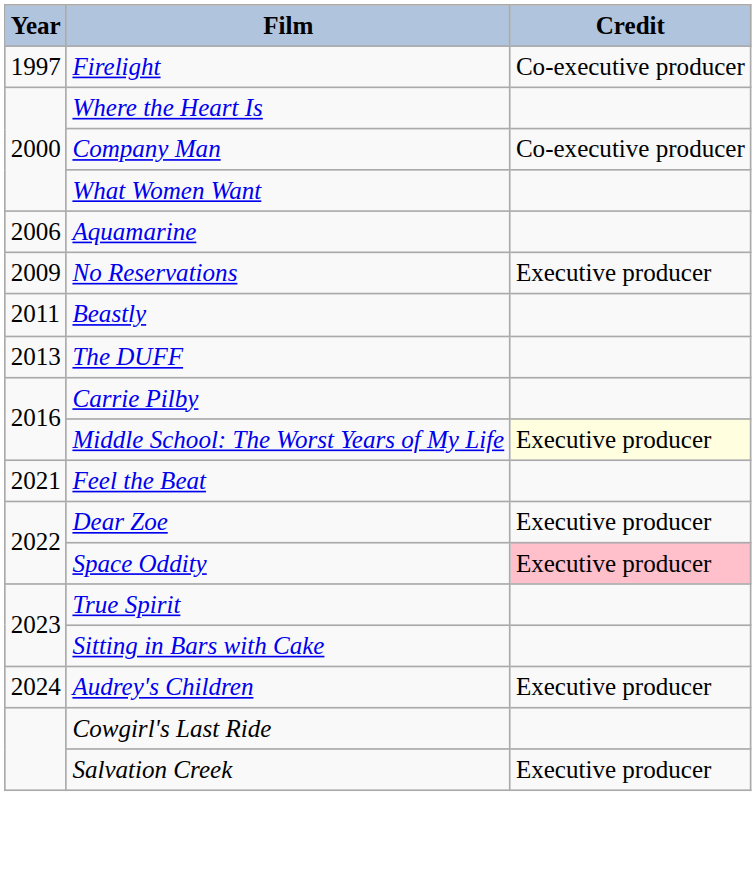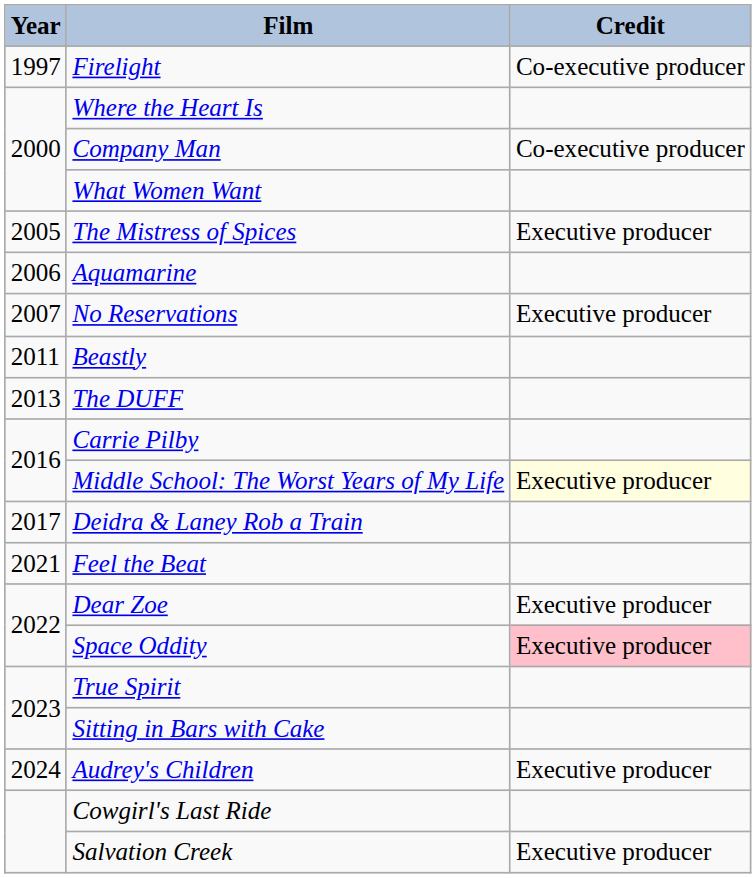+ row: (184, 232)
(36, 273) 2009 -> (36, 314) 2007
+ row: (218, 521)
